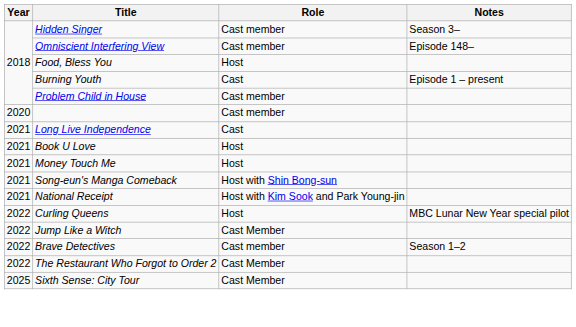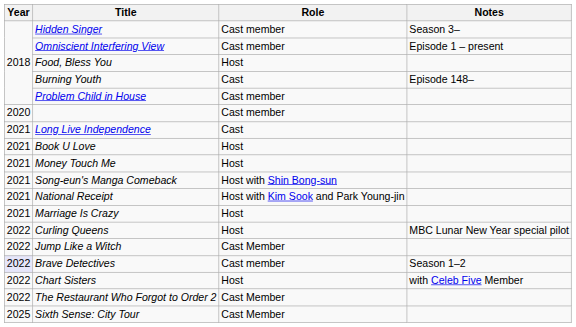(442, 46) Episode 148– -> (456, 46) Episode 1 – present
(456, 79) Episode 1 – present -> (442, 79) Episode 148–
+ row: (77, 213)
(19, 247) no background -> (19, 264) lavender background
+ row: (66, 280)
